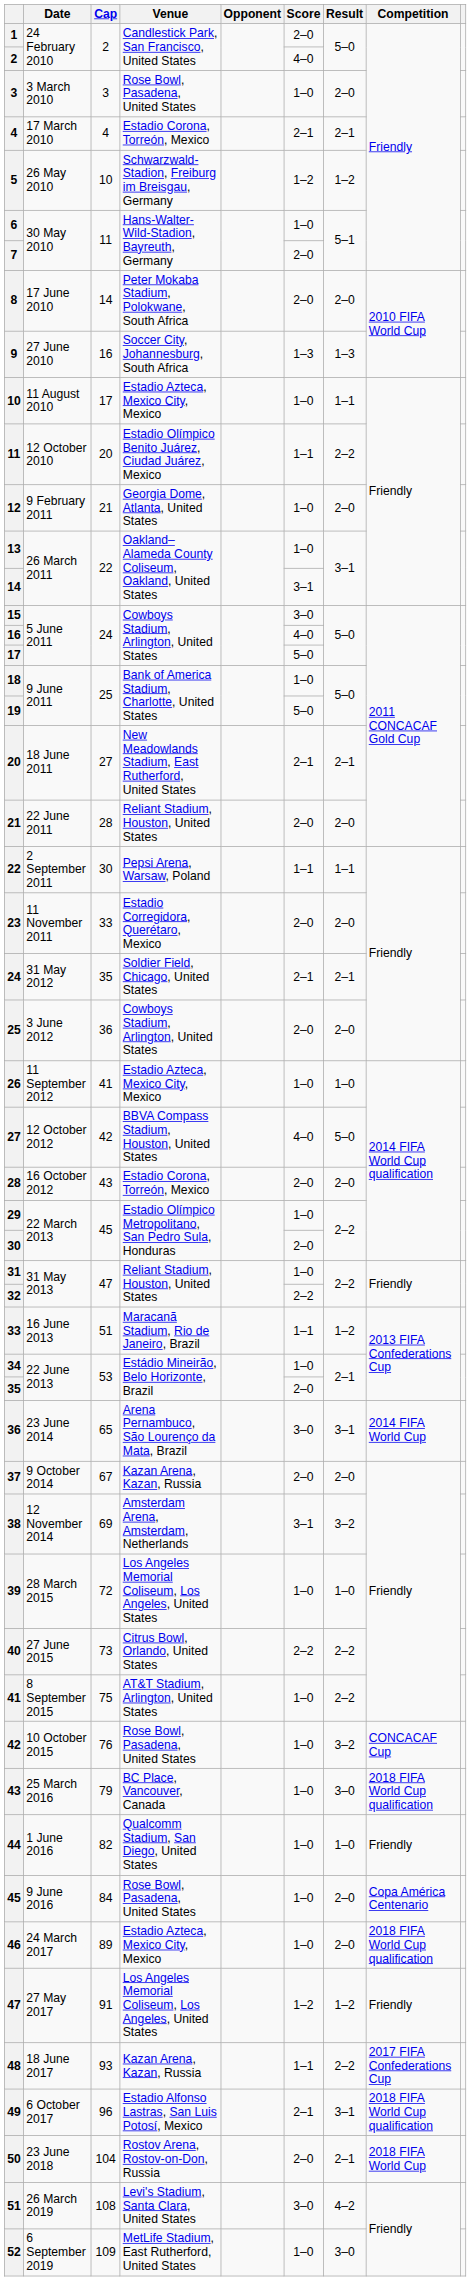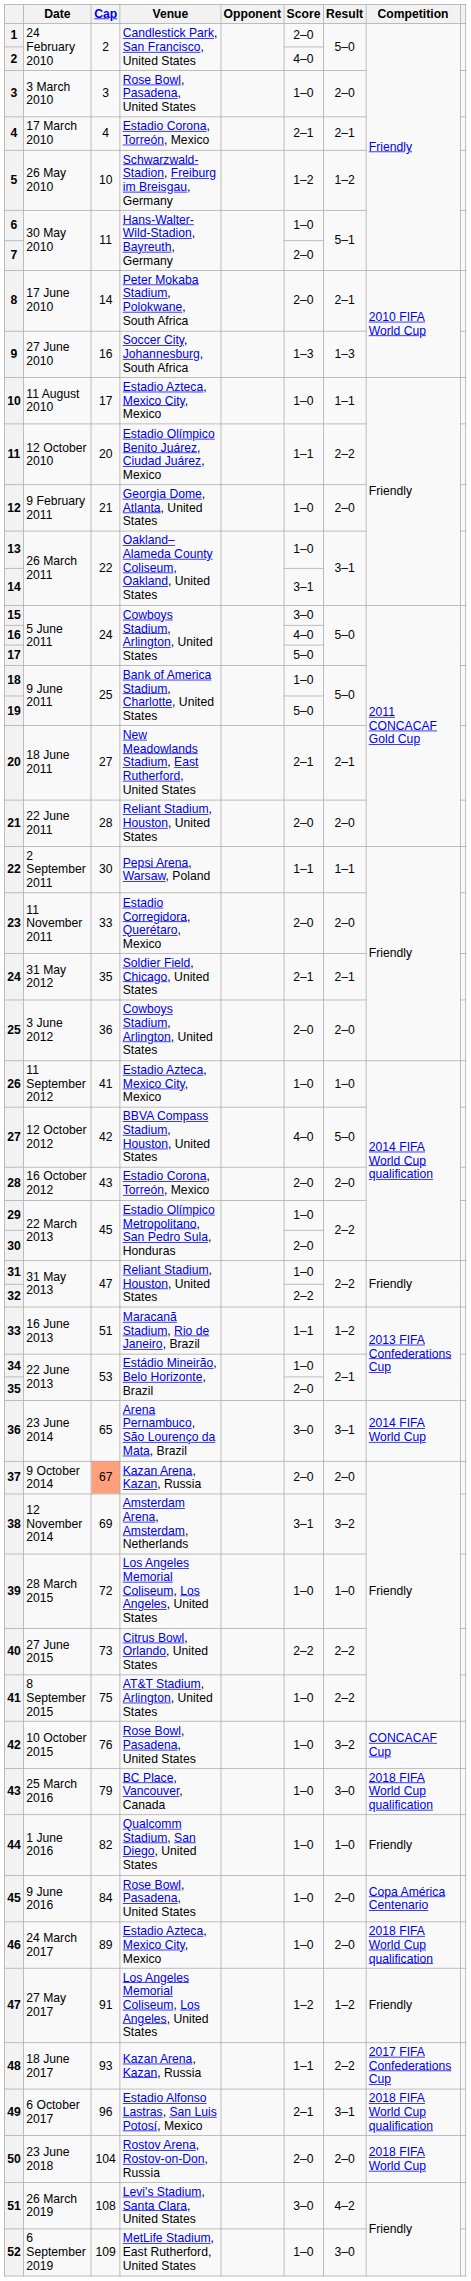(345, 300) 2–0 -> (345, 300) 2–1
(106, 1477) no background -> (106, 1477) lightsalmon background
(345, 2159) 2–1 -> (345, 2159) 2–0
